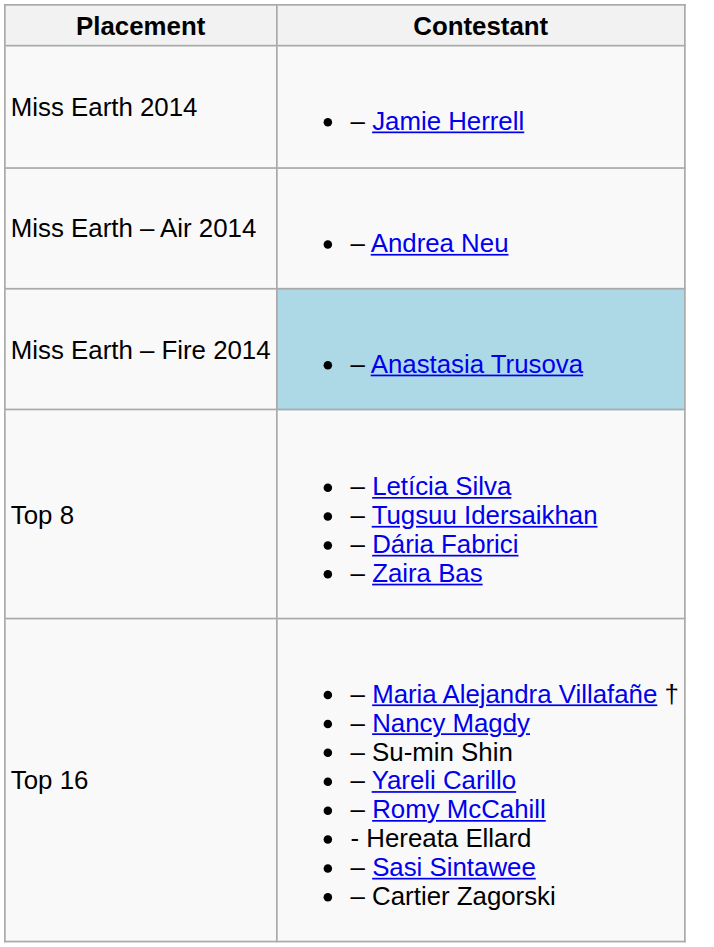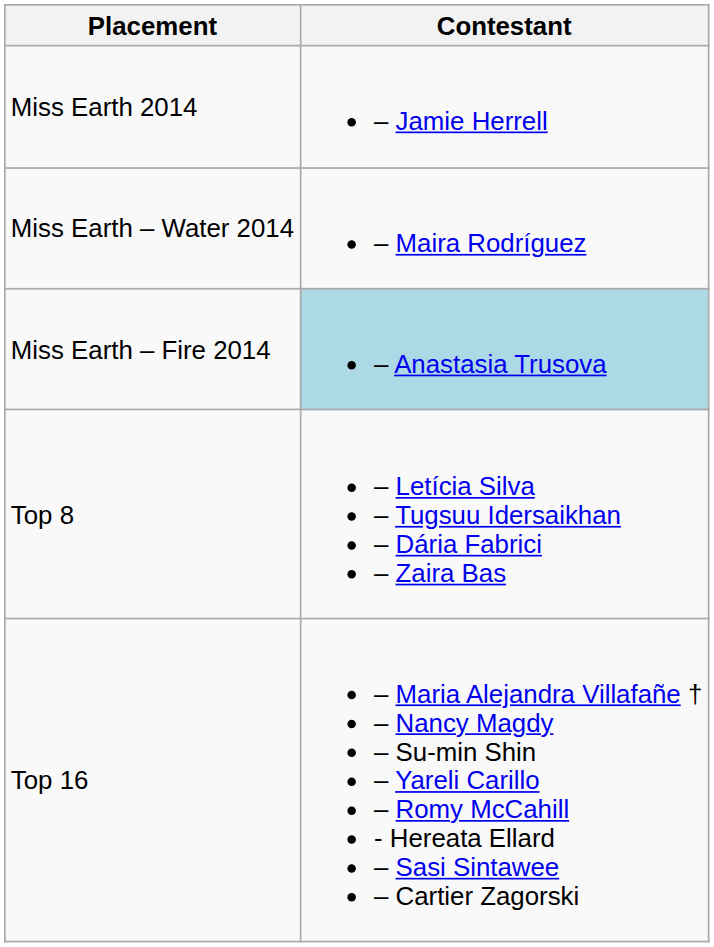- row: (134, 228)
+ row: (152, 228)
